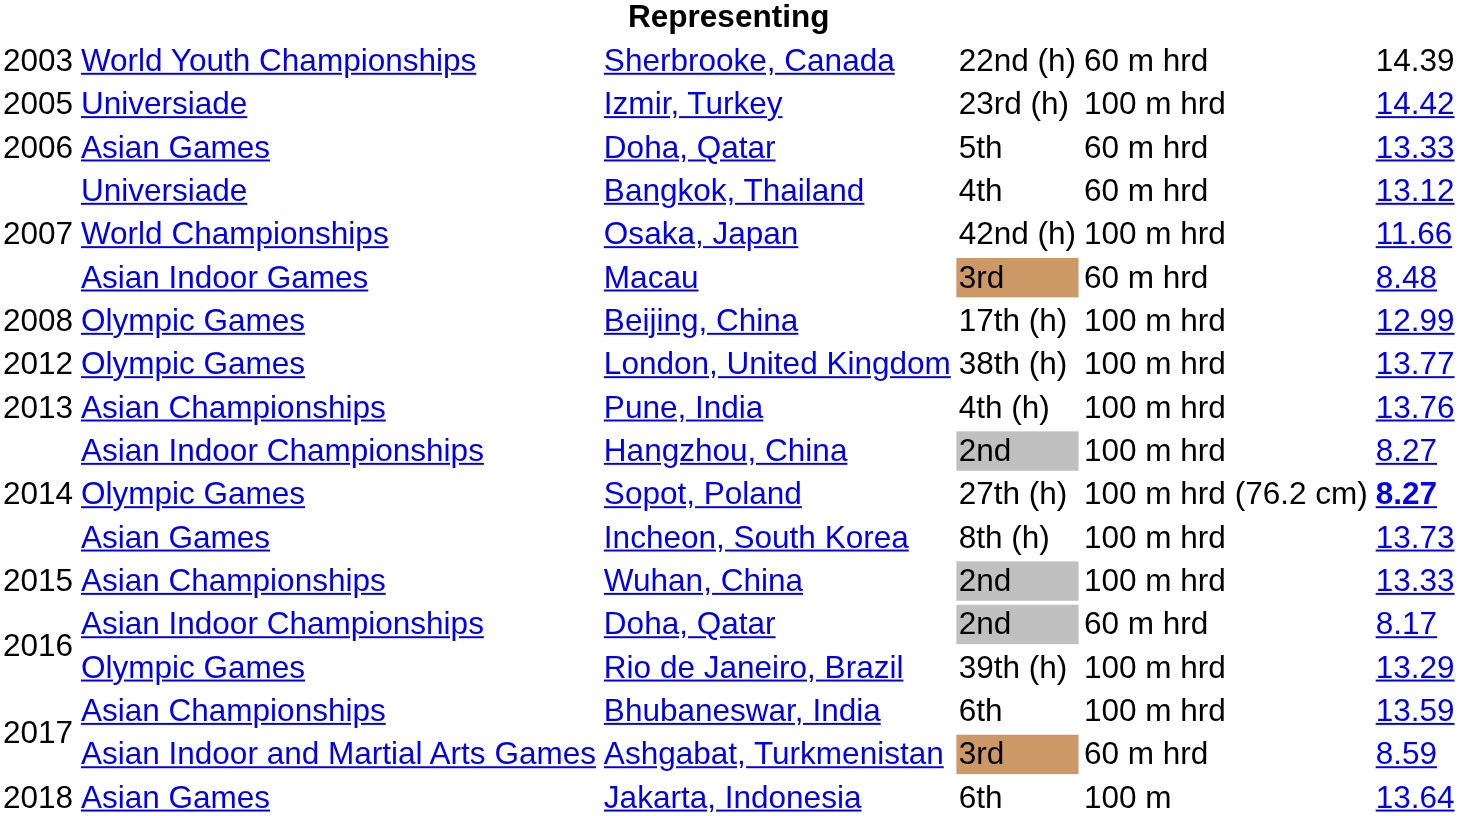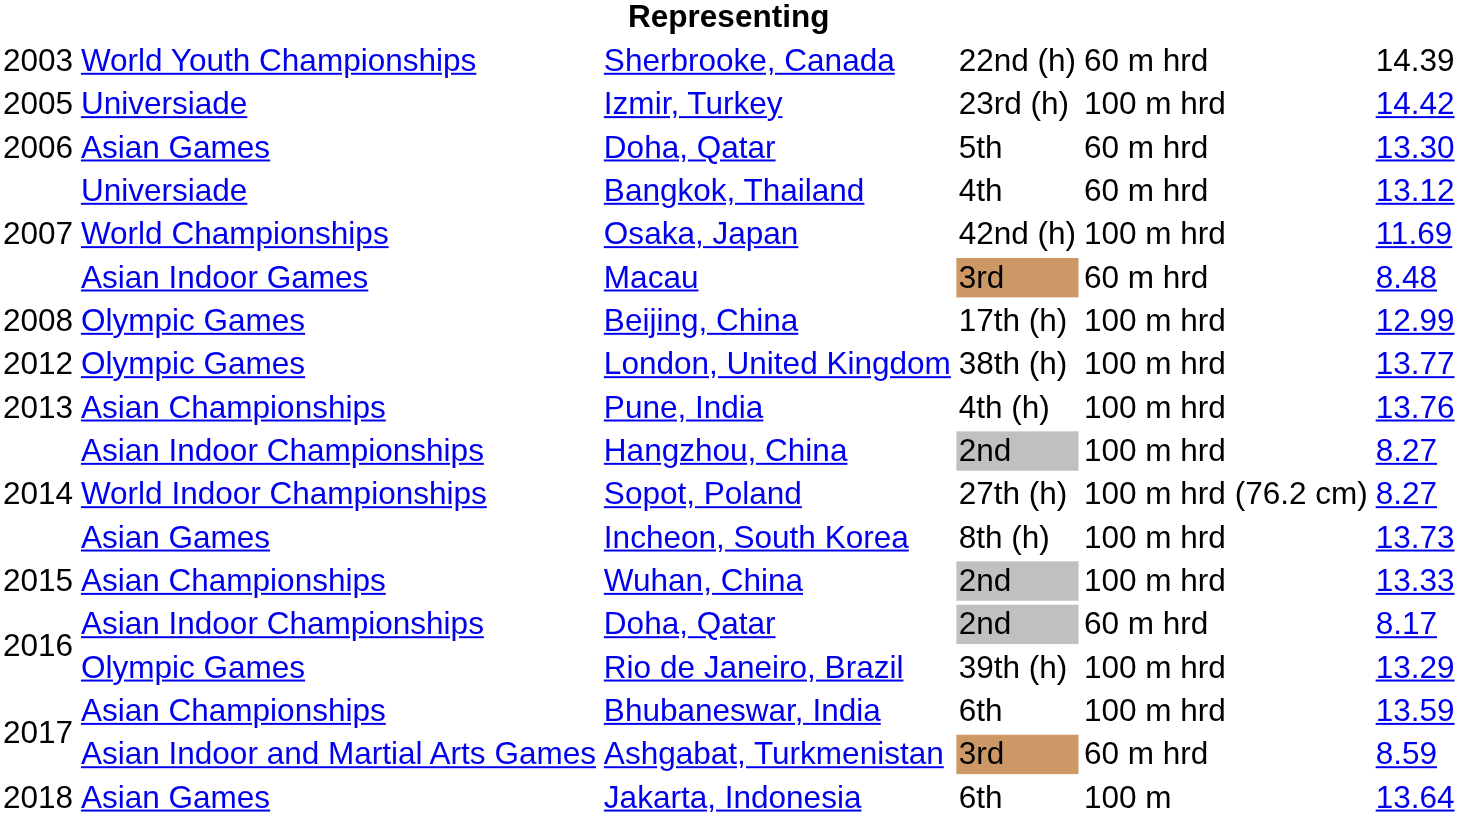(1415, 147) 13.33 -> (1415, 147) 13.30
(1414, 233) 11.66 -> (1414, 233) 11.69
(193, 493) Olympic Games -> (284, 493) World Indoor Championships
(1406, 493) bold -> (1406, 493) normal
